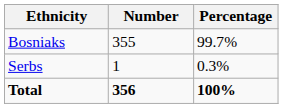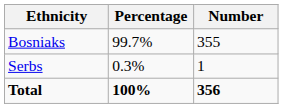columns swapped: (151, 16) <-> (236, 16)
